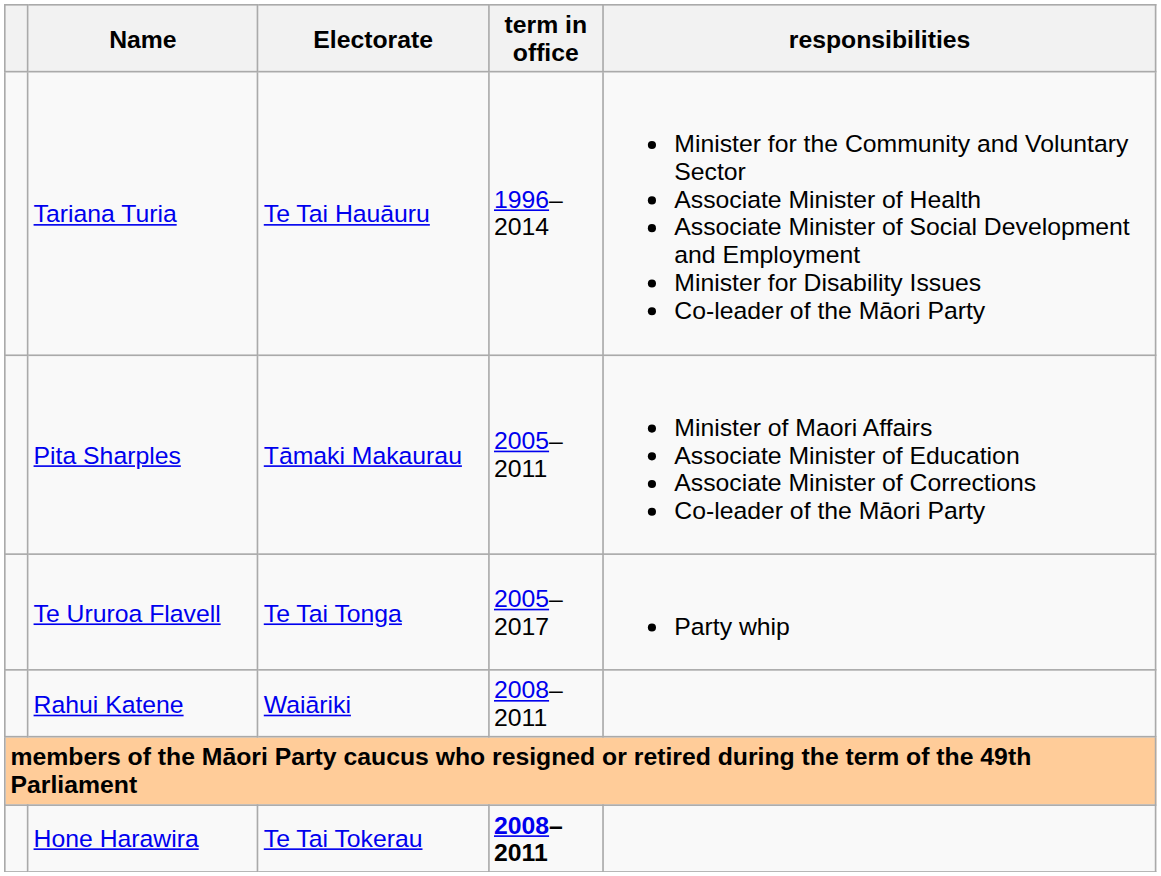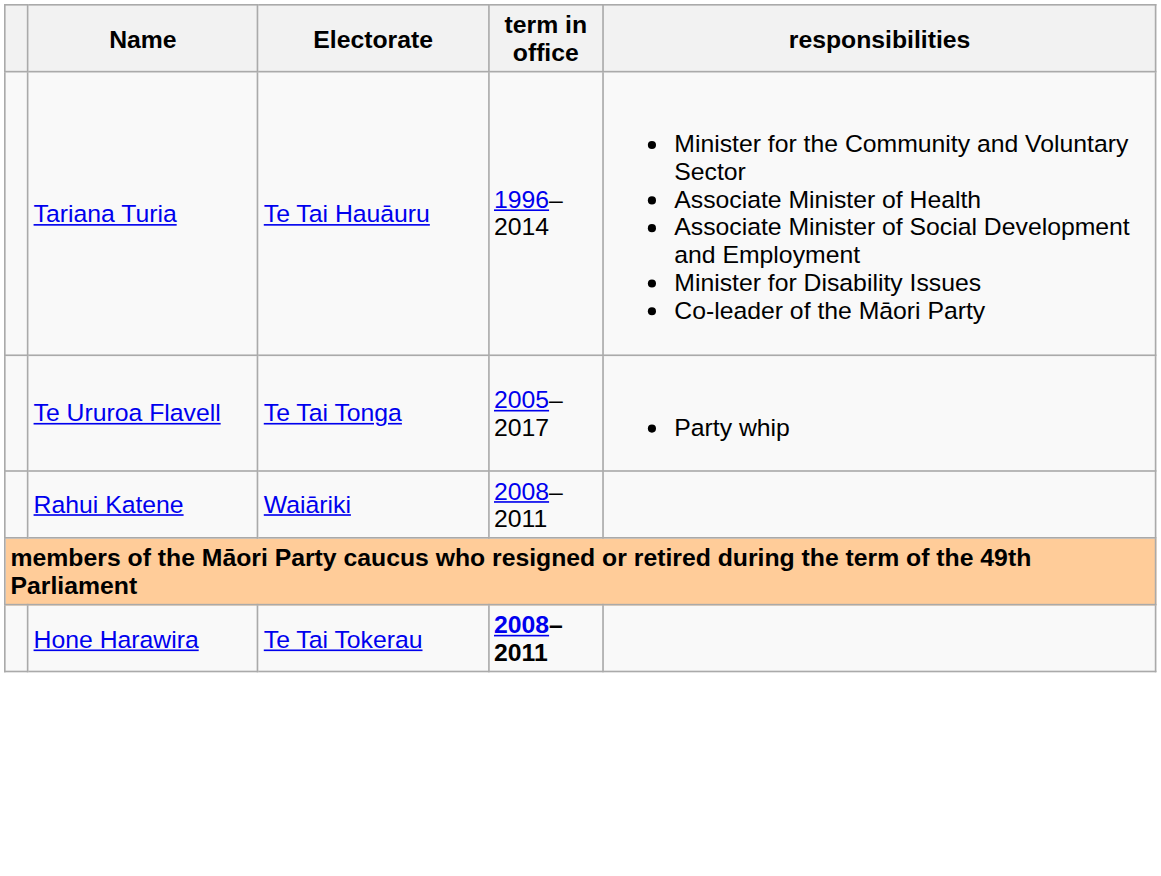- row: (107, 454)
